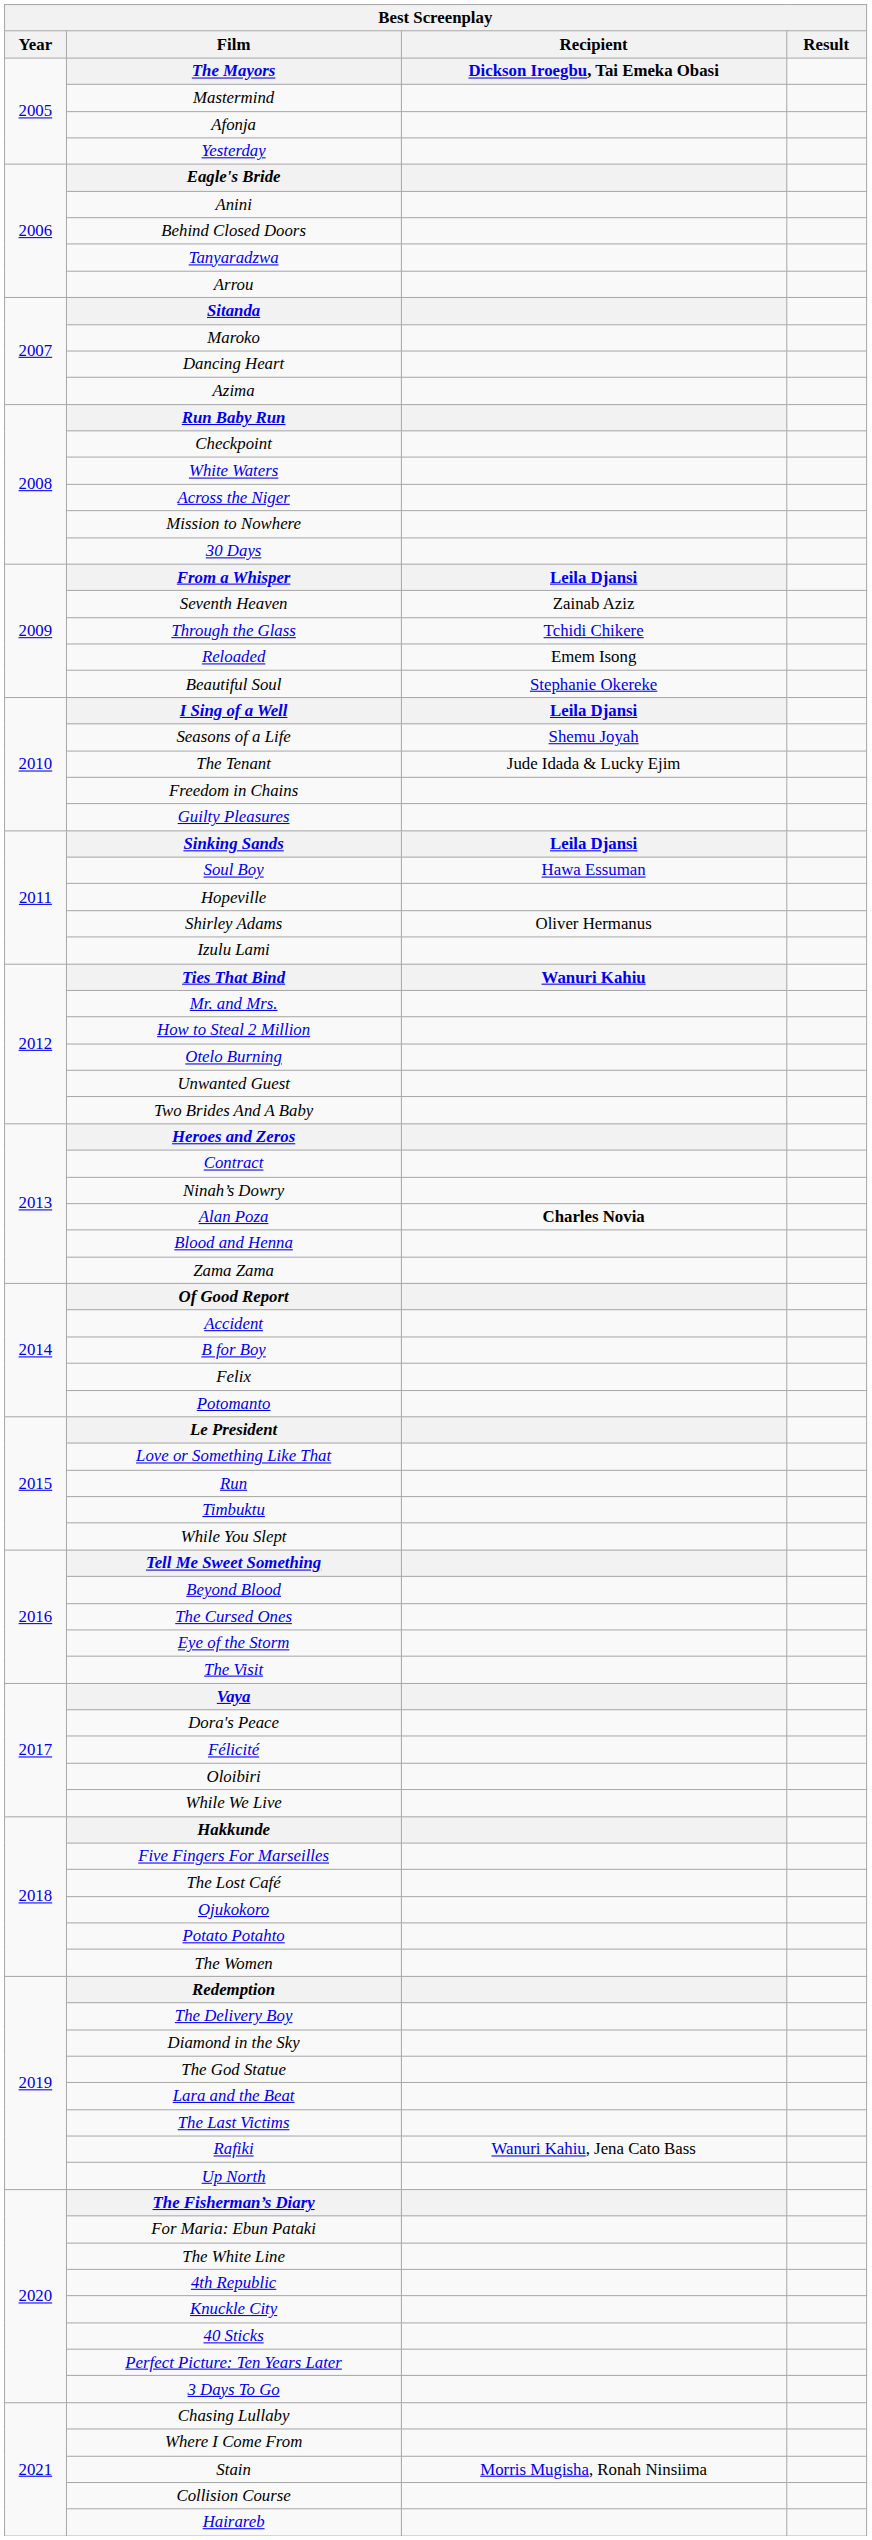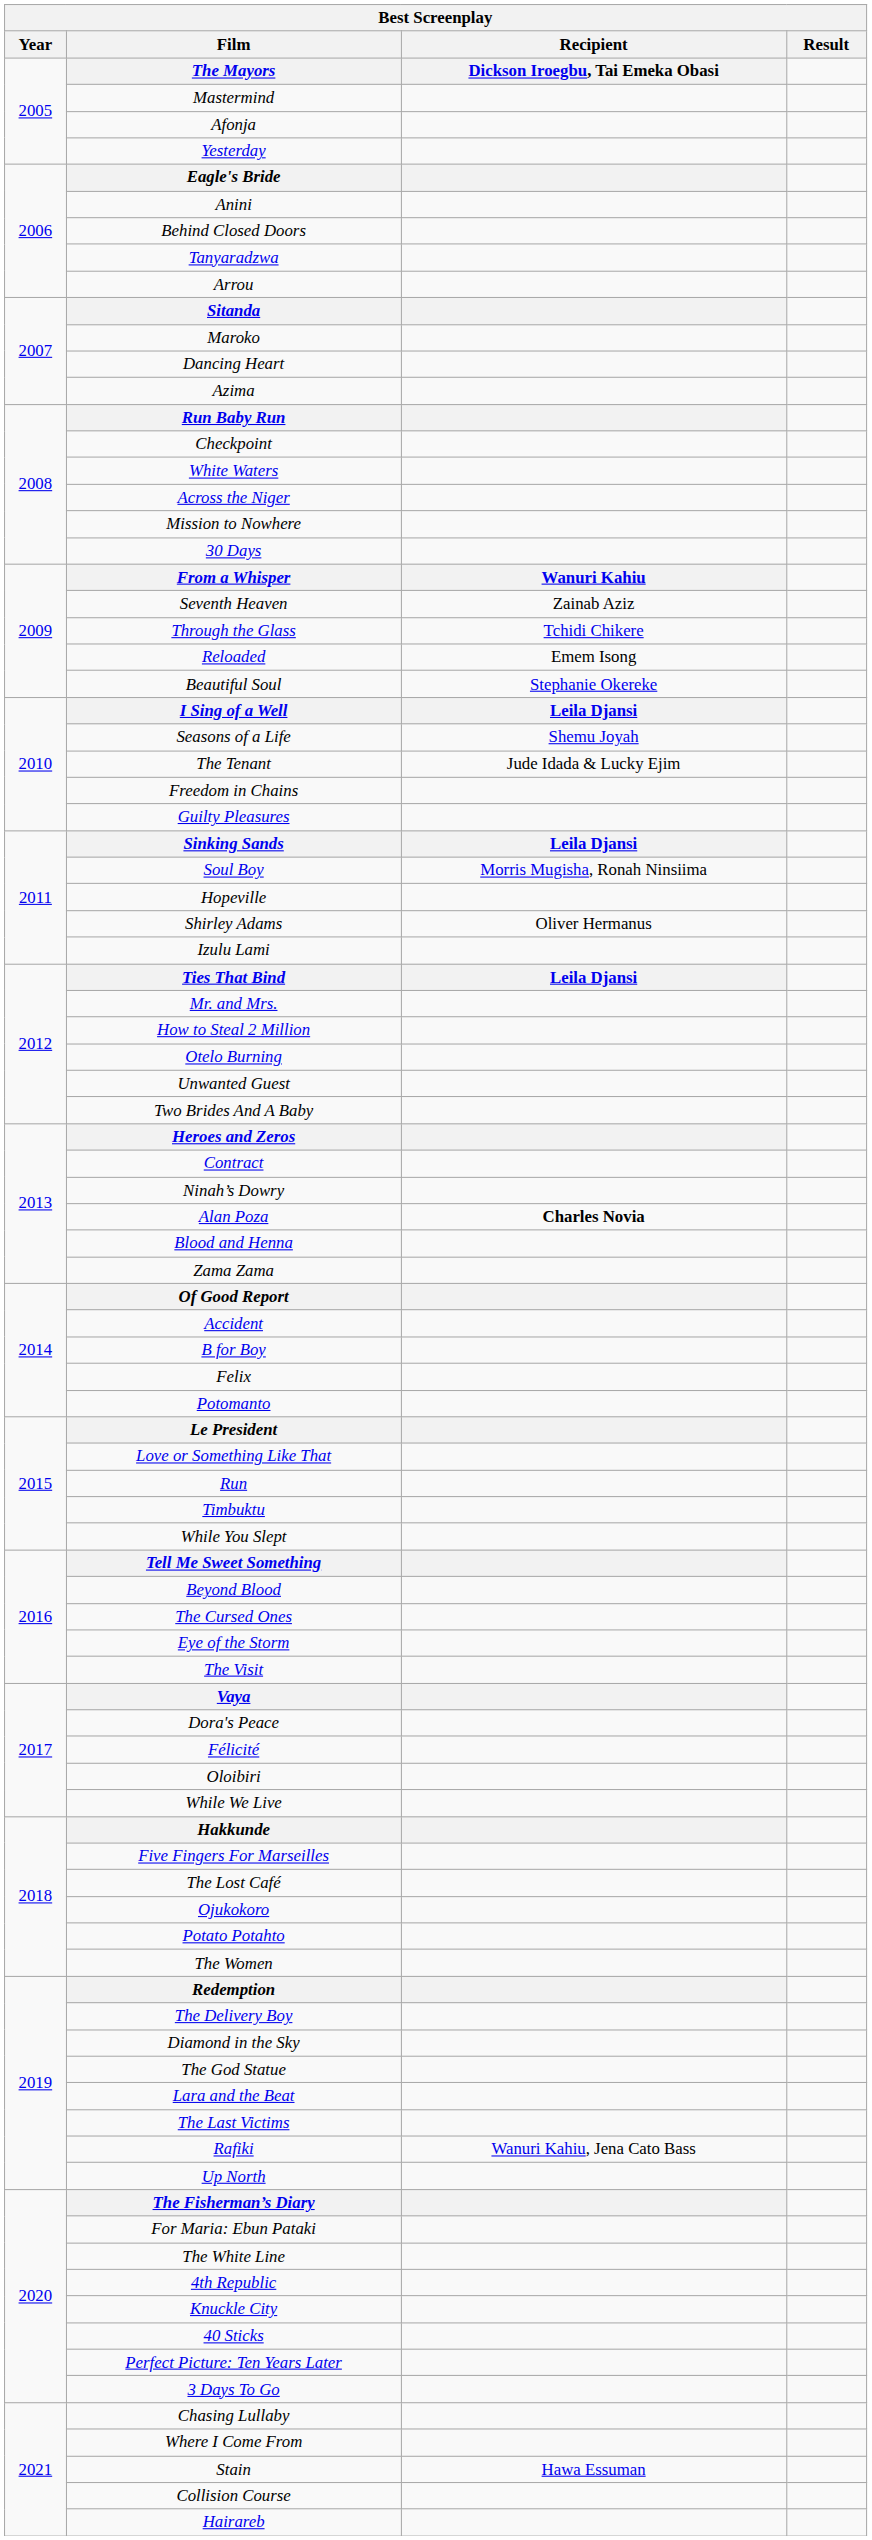(594, 577) Leila Djansi -> (594, 577) Wanuri Kahiu
(594, 870) Hawa Essuman -> (594, 870) Morris Mugisha, Ronah Ninsiima
(594, 976) Wanuri Kahiu -> (594, 976) Leila Djansi
(594, 2469) Morris Mugisha, Ronah Ninsiima -> (594, 2469) Hawa Essuman
